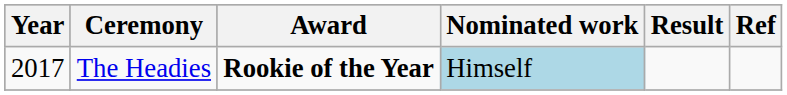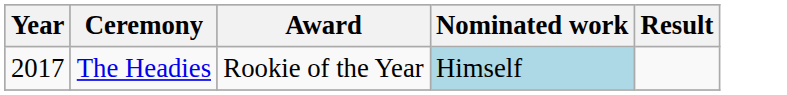- column: (756, 25)
(329, 68) bold -> (324, 68) normal
